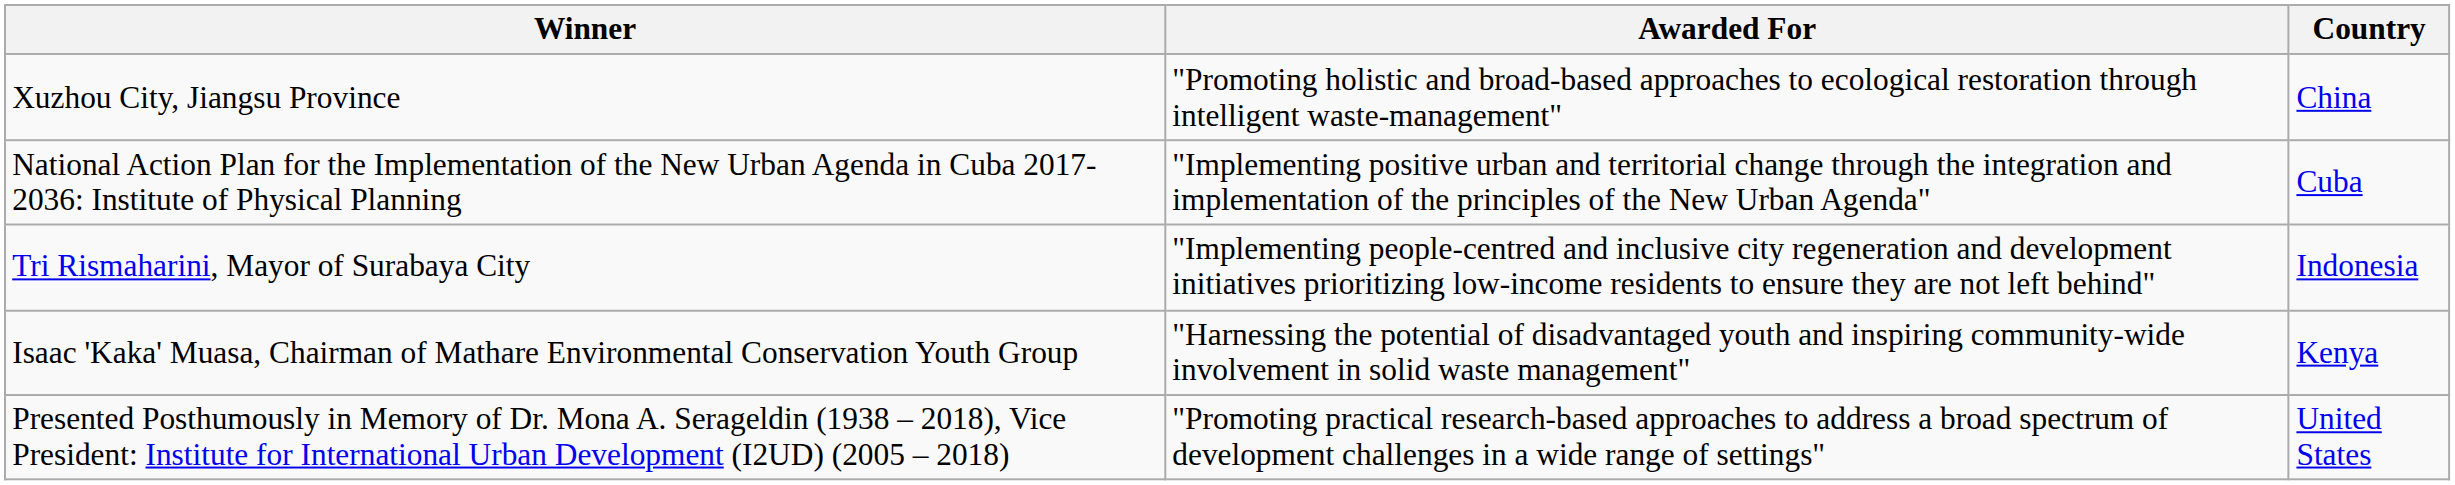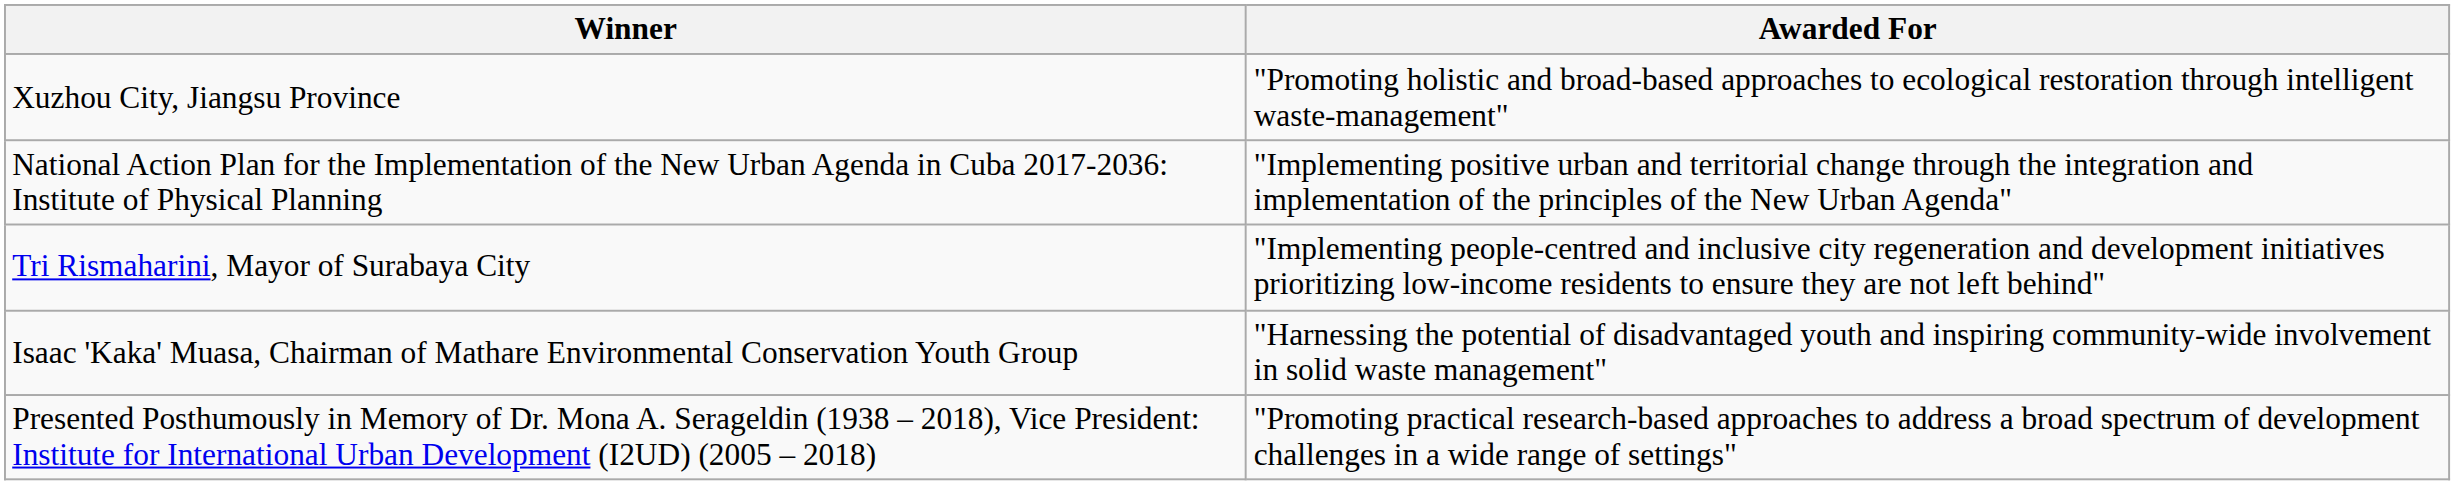- column: (2369, 29)
